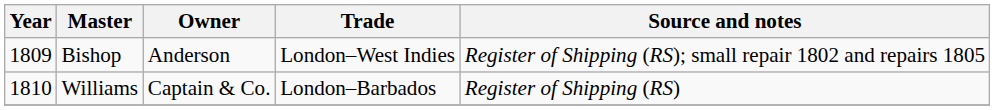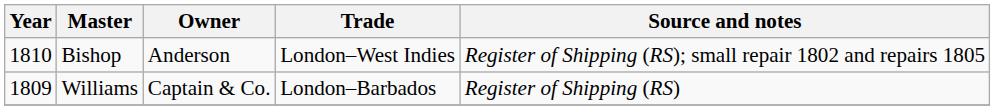(31, 54) 1809 -> (31, 54) 1810
(31, 88) 1810 -> (31, 88) 1809
